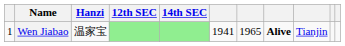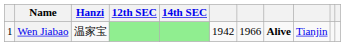(223, 31) 1941 -> (223, 31) 1942
(250, 31) 1965 -> (250, 31) 1966
